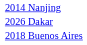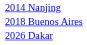rows swapped: (44, 36) <-> (29, 21)
